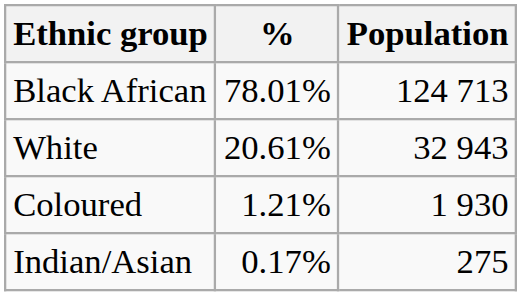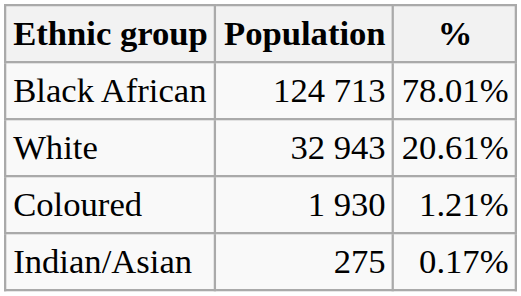columns swapped: (428, 33) <-> (277, 33)
